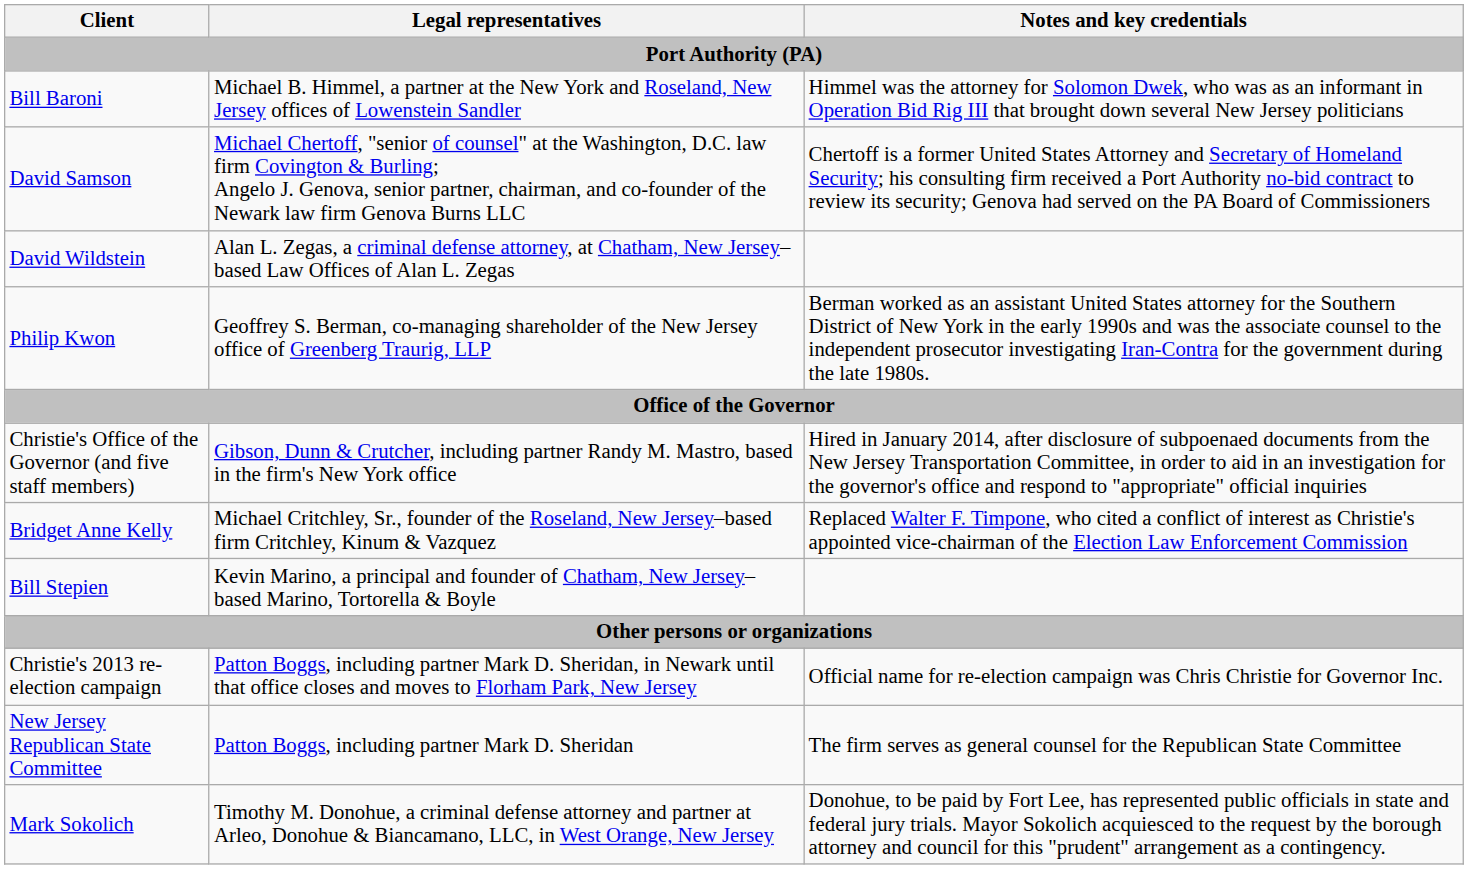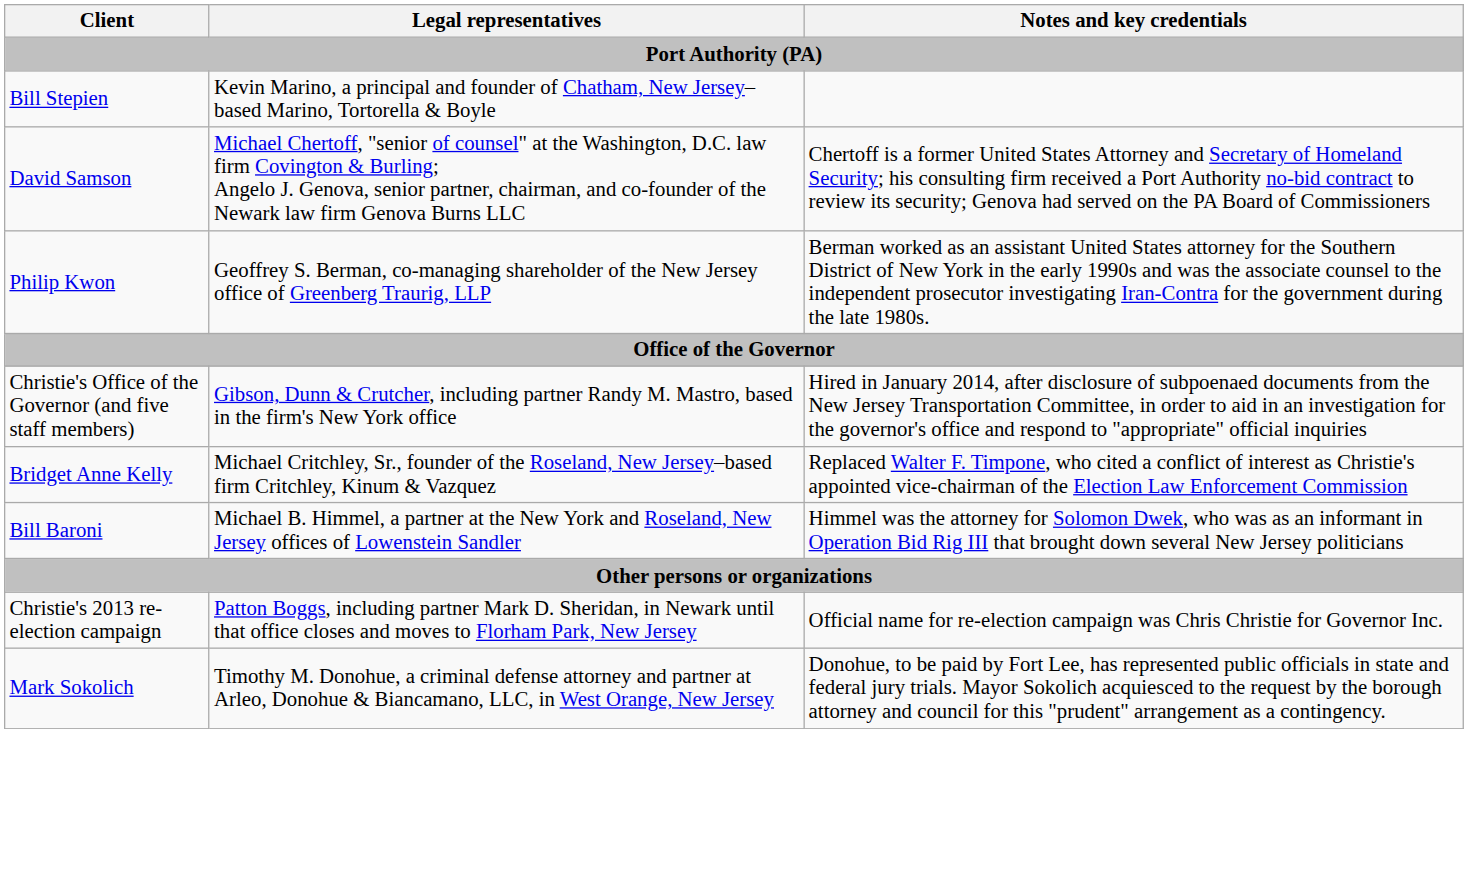rows swapped: (56, 98) <-> (59, 586)
- row: (77, 258)
- row: (80, 744)
